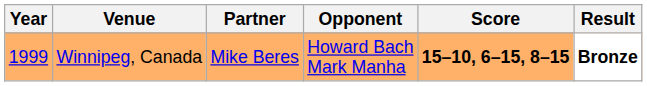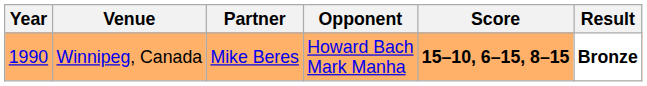(28, 57) 1999 -> (28, 57) 1990
